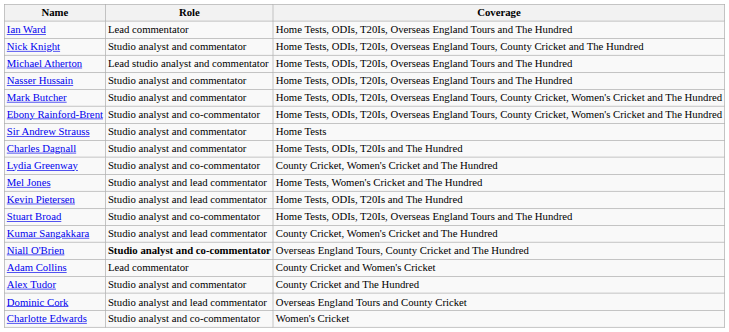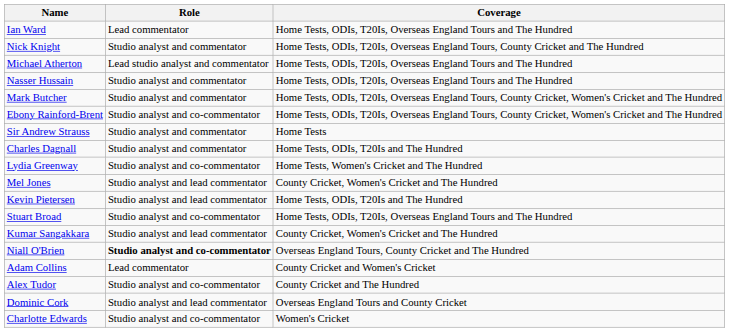(387, 166) County Cricket, Women's Cricket and The Hundred -> (379, 166) Home Tests, Women's Cricket and The Hundred
(379, 183) Home Tests, Women's Cricket and The Hundred -> (387, 183) County Cricket, Women's Cricket and The Hundred
(177, 285) Studio analyst and commentator -> (184, 285) Studio analyst and co-commentator
